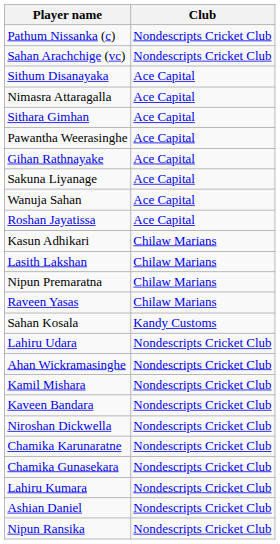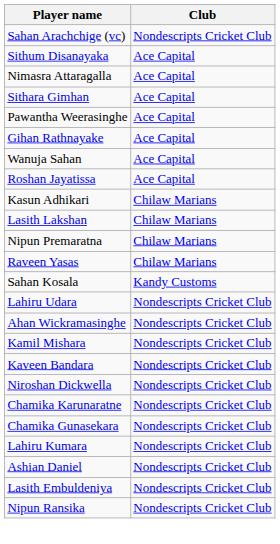- row: (61, 35)
- row: (52, 179)
+ row: (60, 487)
